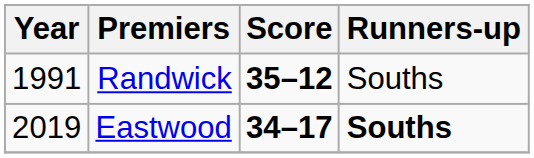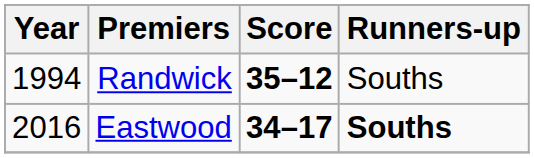(47, 78) 1991 -> (47, 78) 1994
(47, 127) 2019 -> (47, 127) 2016
